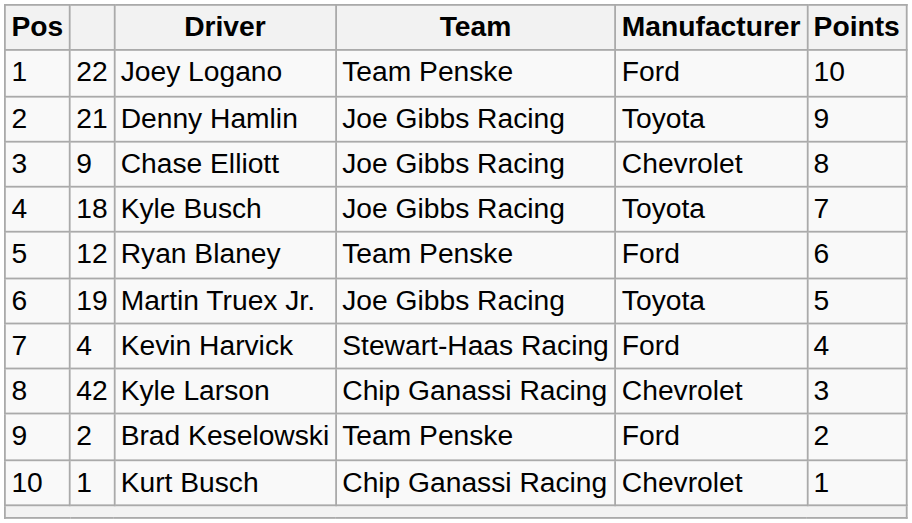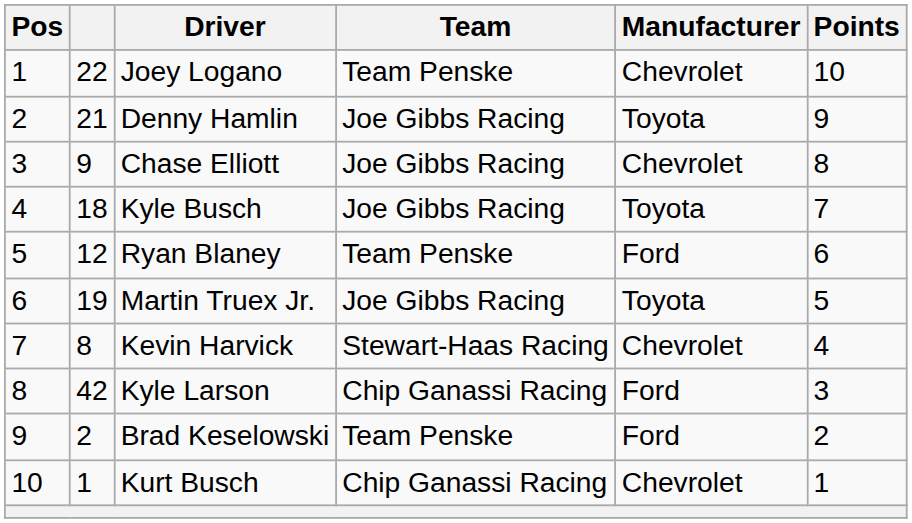(651, 72) Ford -> (682, 72) Chevrolet
(84, 345) 4 -> (84, 345) 8
(651, 345) Ford -> (682, 345) Chevrolet
(682, 390) Chevrolet -> (651, 390) Ford
